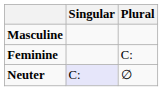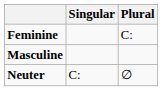rows swapped: (35, 34) <-> (33, 54)
(75, 75) lavender background -> (75, 75) no background
